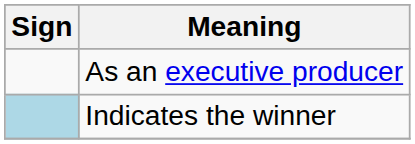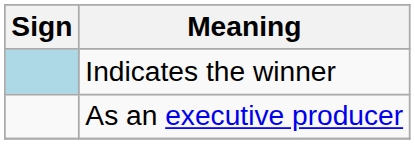rows swapped: (244, 71) <-> (211, 116)
